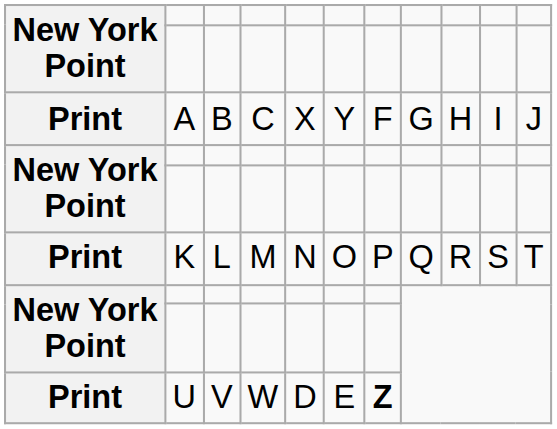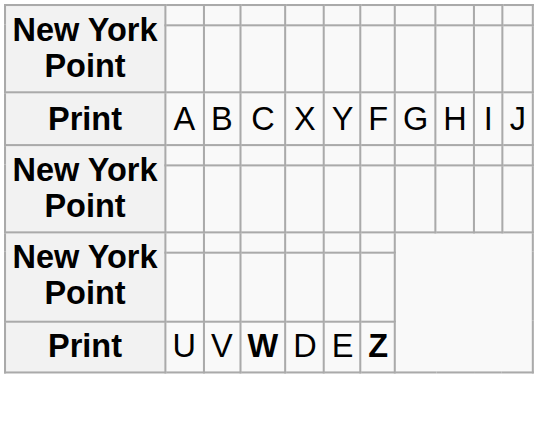- row: (184, 257)
(263, 397) normal -> (263, 345) bold
